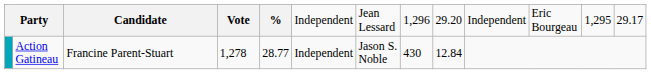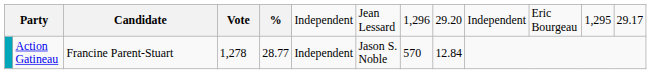(412, 52) 430 -> (412, 52) 570
